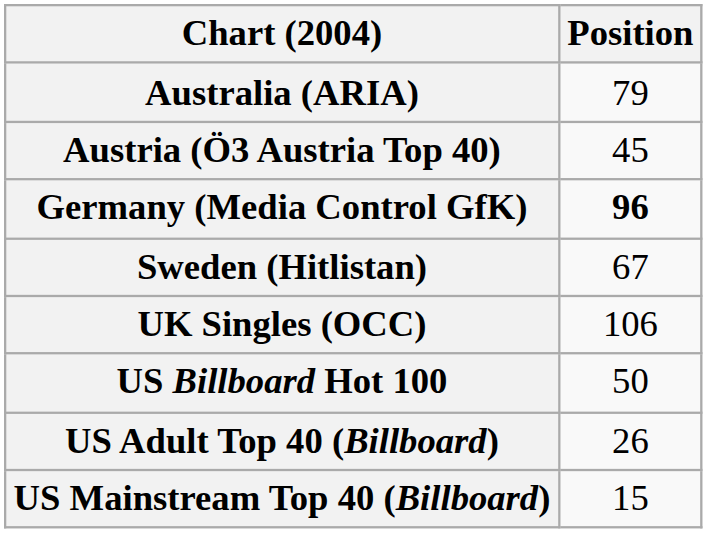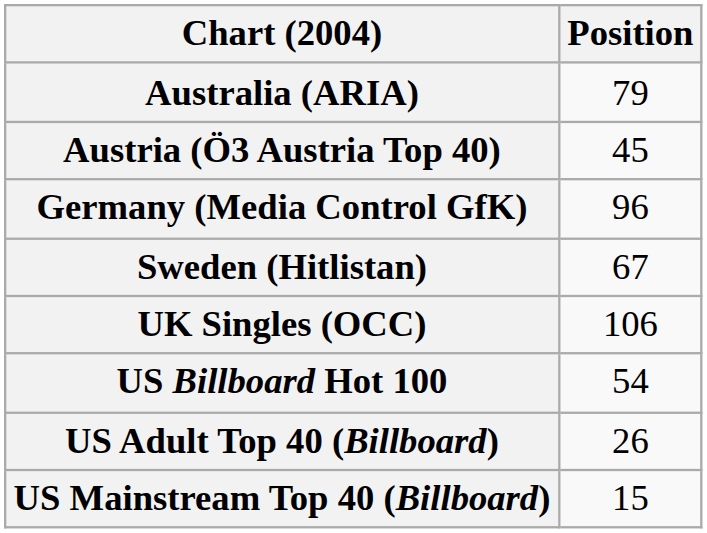(630, 207) bold -> (630, 207) normal
(630, 382) 50 -> (630, 382) 54
